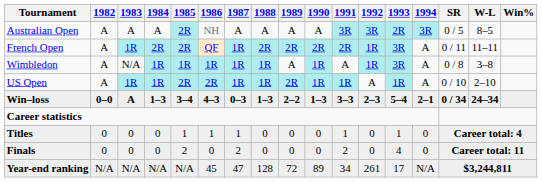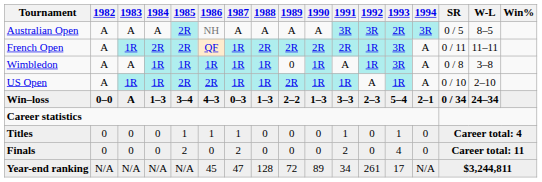(131, 64) N/A -> (131, 64) A
(292, 64) A -> (292, 64) 0
